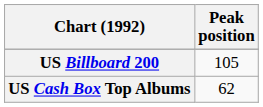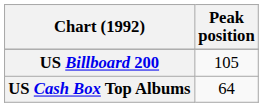(226, 89) 62 -> (226, 89) 64
